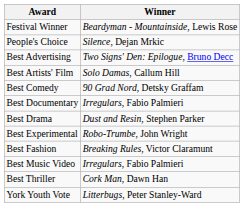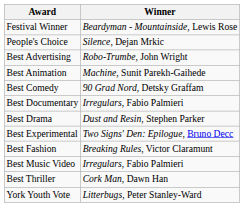(158, 57) Two Signs' Den: Epilogue, Bruno Decc -> (135, 57) Robo-Trumbe, John Wright
+ row: (37, 73)
- row: (40, 73)
(135, 133) Robo-Trumbe, John Wright -> (158, 133) Two Signs' Den: Epilogue, Bruno Decc
